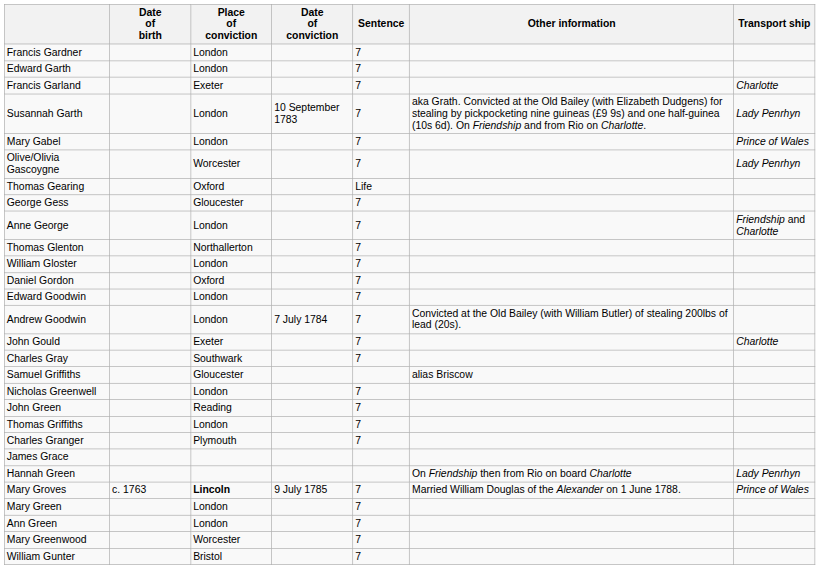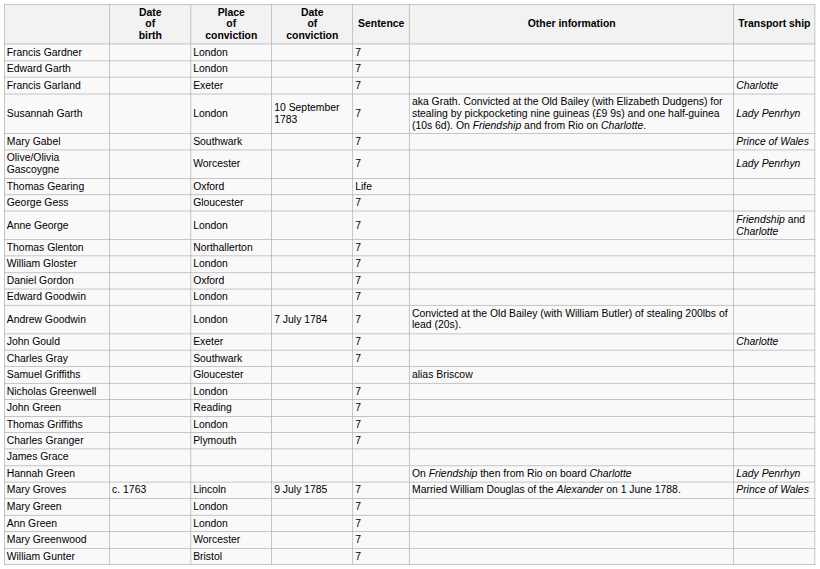(210, 142) London -> (218, 142) Southwark
(212, 490) bold -> (210, 490) normal
